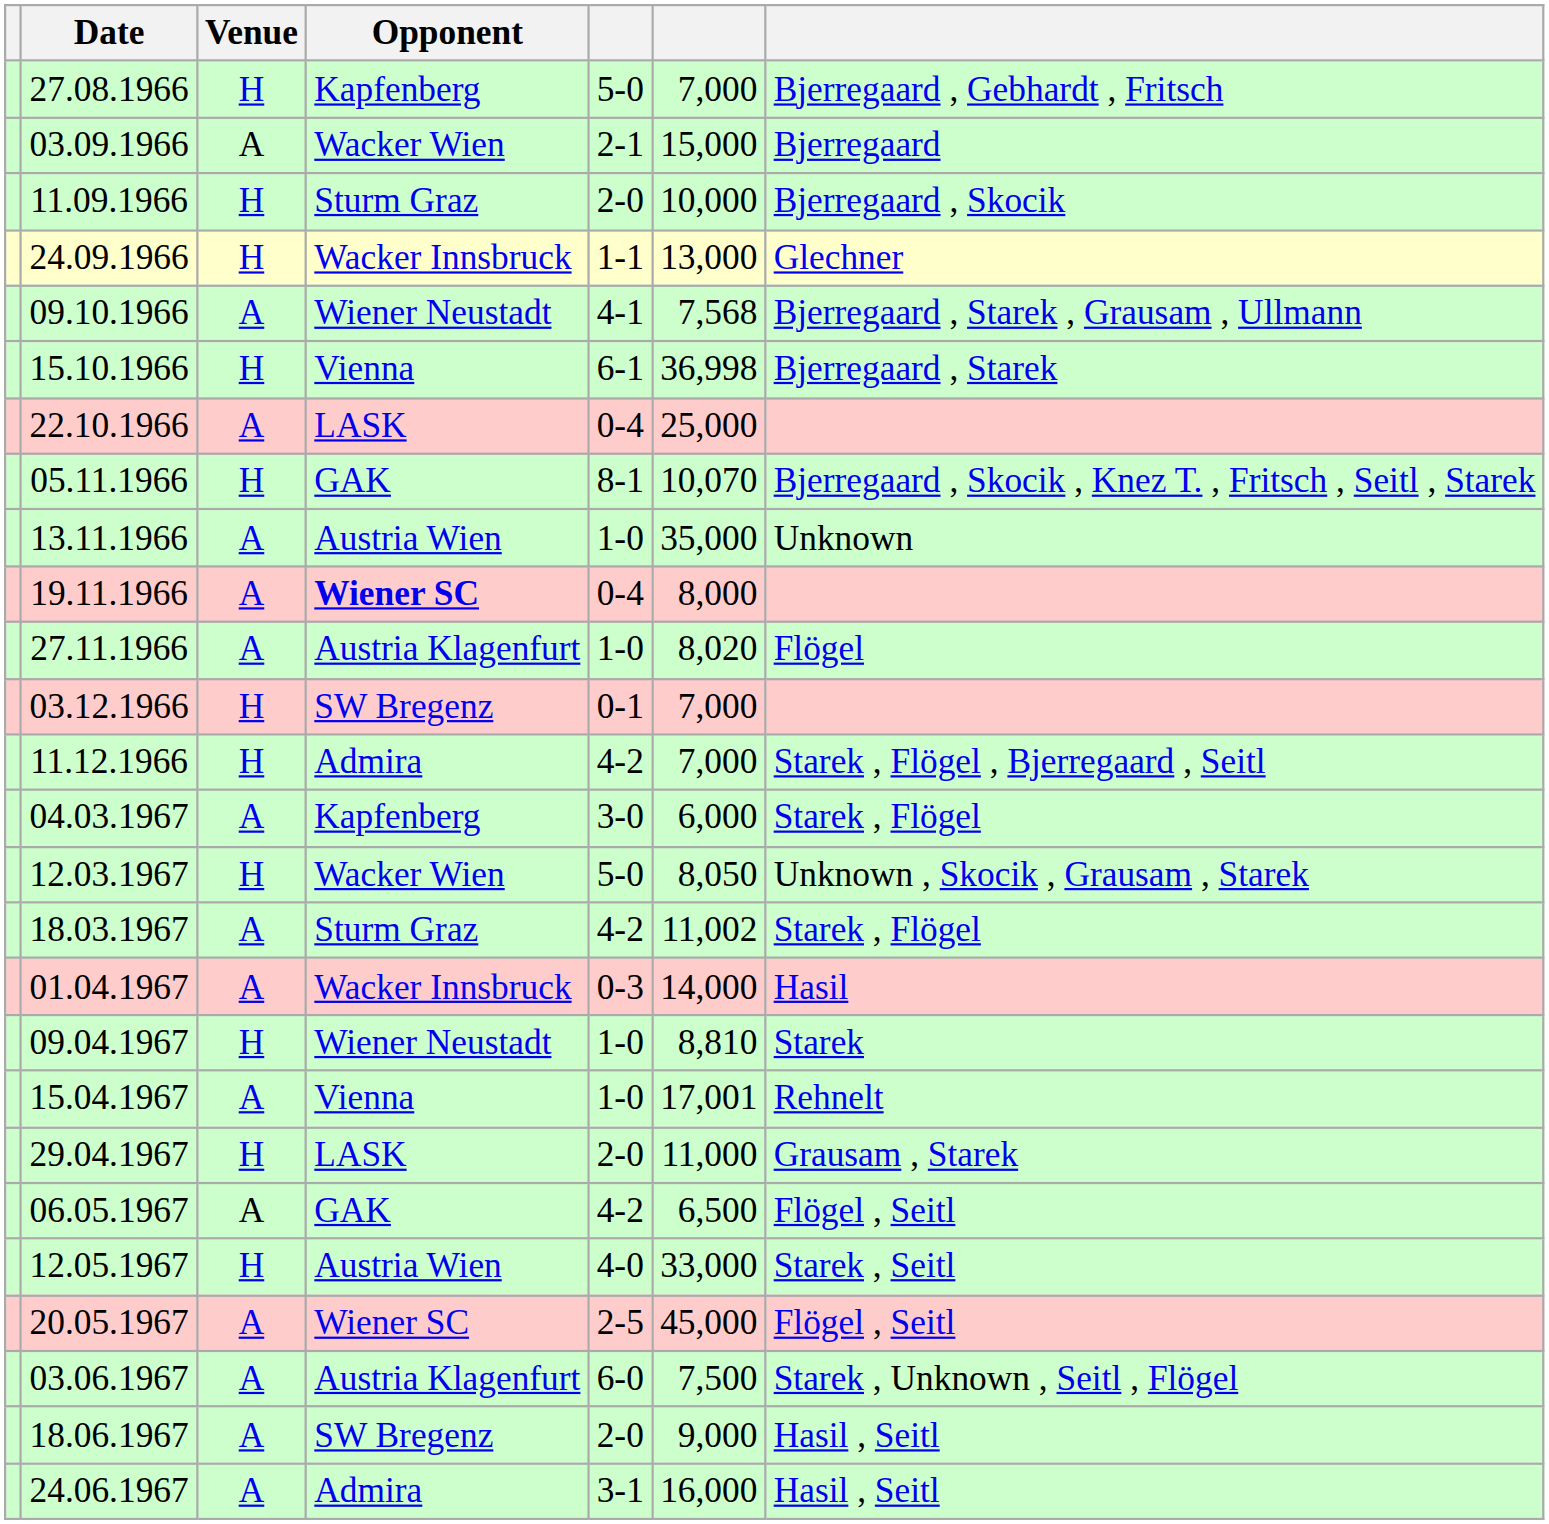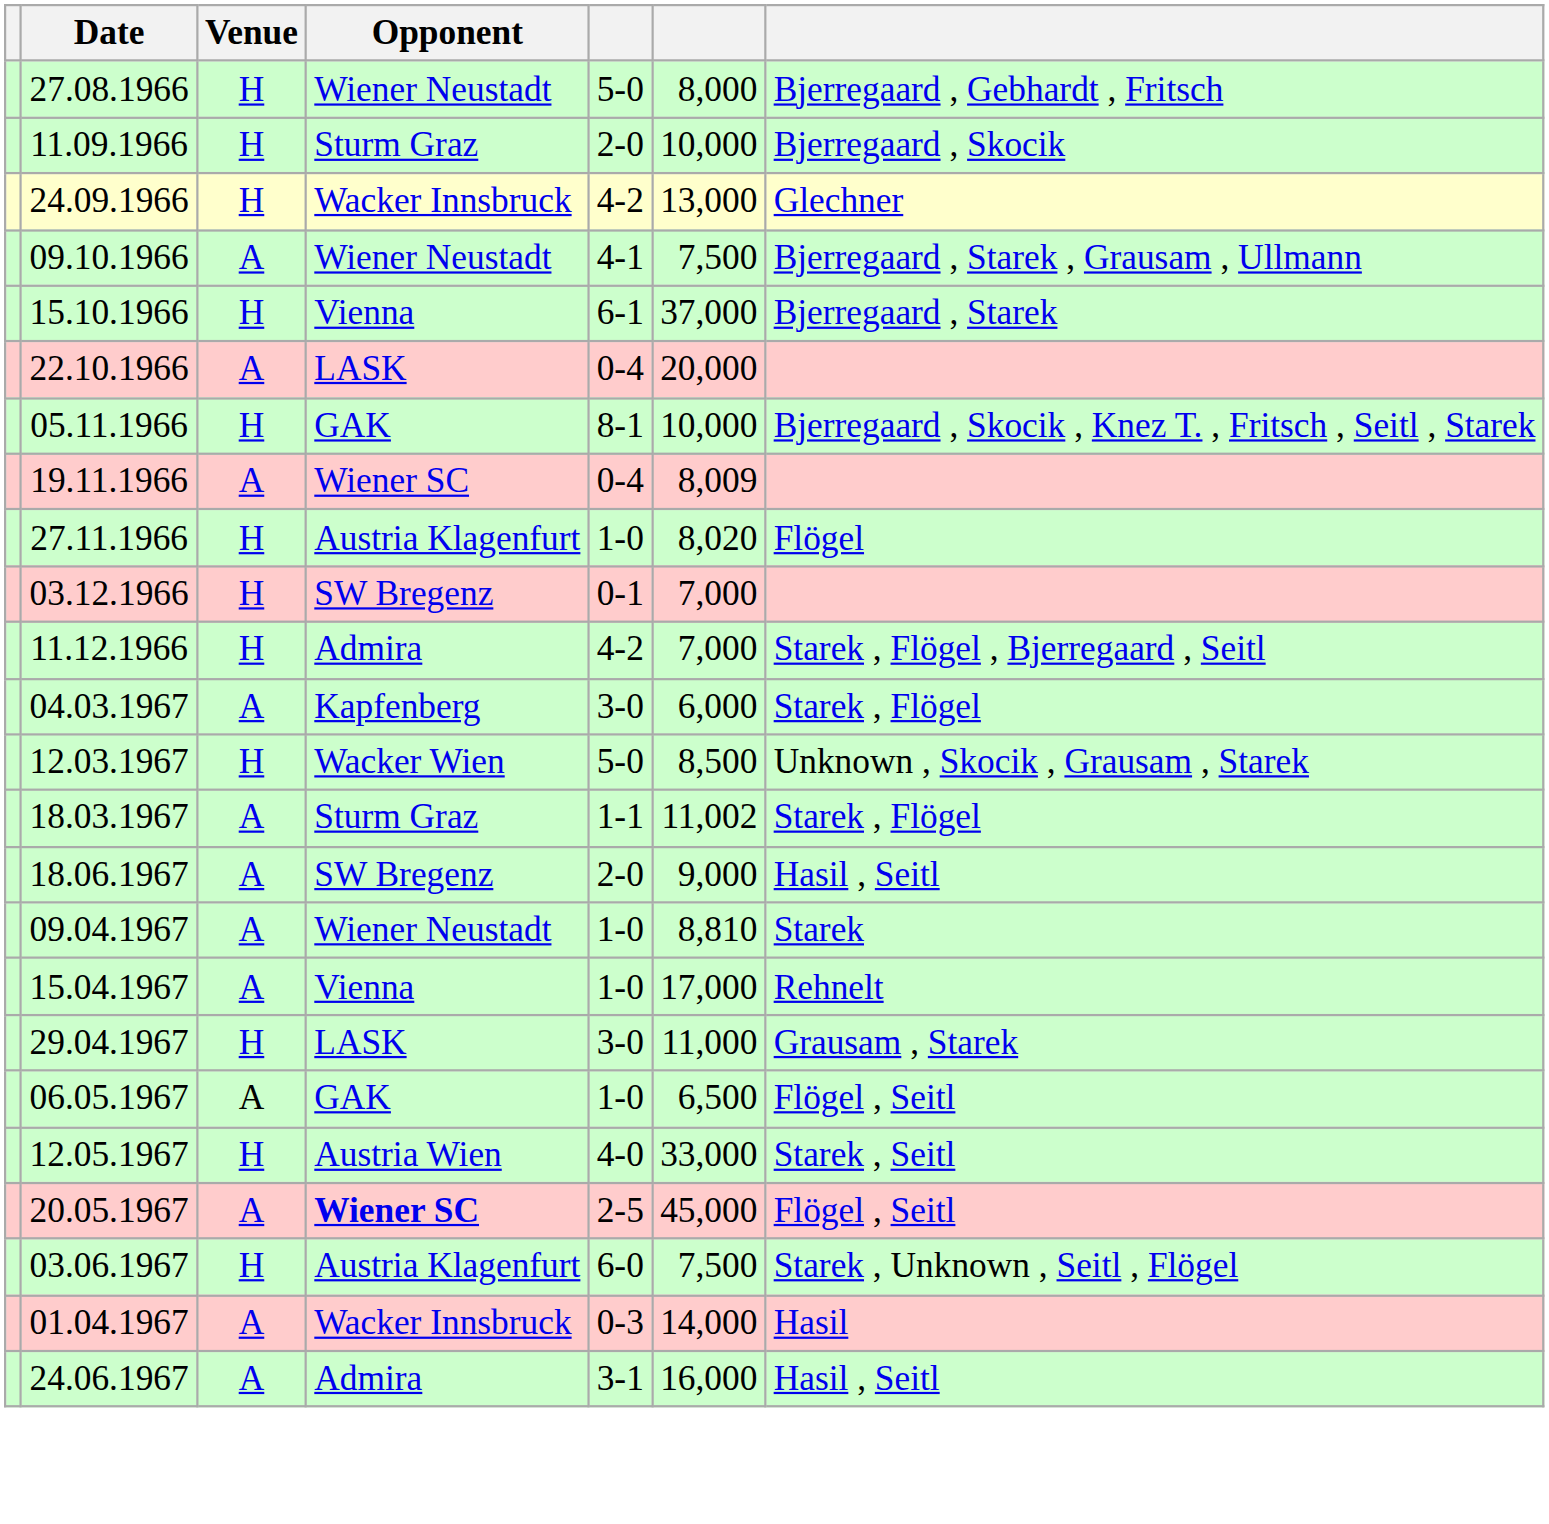(397, 88) Kapfenberg -> (433, 88) Wiener Neustadt
(718, 88) 7,000 -> (718, 88) 8,000
- row: (109, 144)
(620, 256) 1-1 -> (620, 200) 4-2
(718, 312) 7,568 -> (718, 256) 7,500
(709, 369) 36,998 -> (709, 312) 37,000
(709, 425) 25,000 -> (709, 369) 20,000
(709, 481) 10,070 -> (709, 425) 10,000
- row: (109, 537)
(397, 593) bold -> (392, 481) normal
(718, 593) 8,000 -> (718, 481) 8,009
(251, 649) A -> (251, 537) H
(718, 873) 8,050 -> (718, 761) 8,500
(620, 929) 4-2 -> (620, 817) 1-1
rows swapped: (109, 985) <-> (109, 1434)
(251, 1041) H -> (251, 929) A
(709, 1098) 17,001 -> (709, 985) 17,000
(620, 1154) 2-0 -> (620, 1041) 3-0
(620, 1210) 4-2 -> (620, 1098) 1-0
(392, 1322) normal -> (397, 1210) bold
(251, 1378) A -> (251, 1266) H
